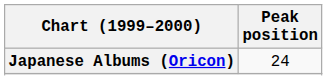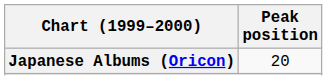(280, 61) 24 -> (280, 61) 20
